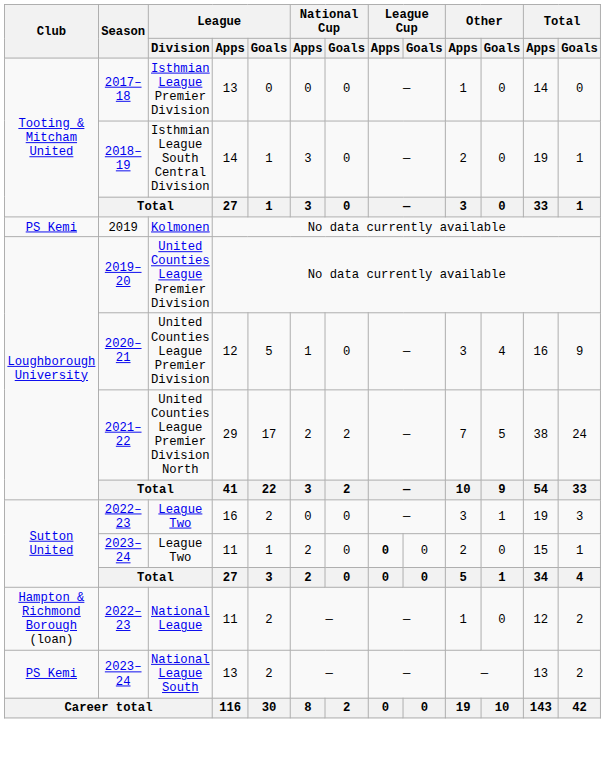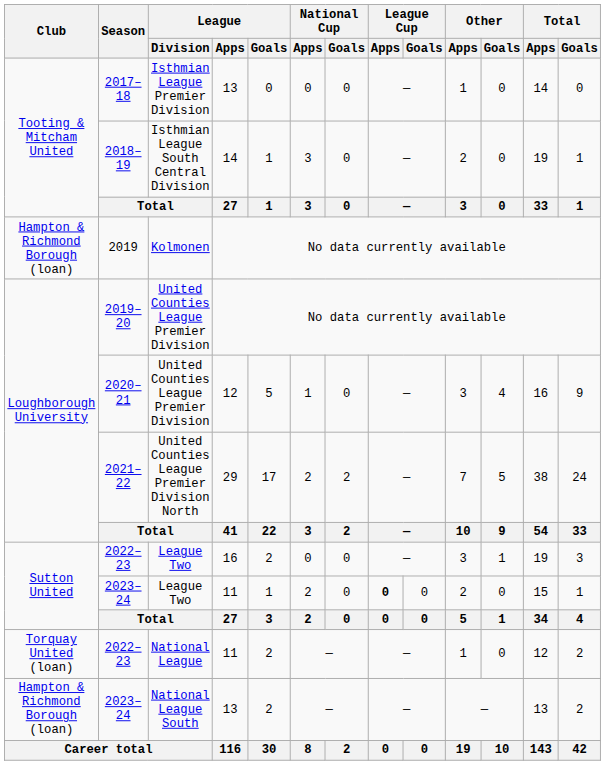(51, 227) PS Kemi -> (51, 248) Hampton & Richmond Borough (loan)
(51, 619) Hampton & Richmond Borough (loan) -> (51, 654) Torquay United (loan)
(51, 674) PS Kemi -> (51, 709) Hampton & Richmond Borough (loan)
